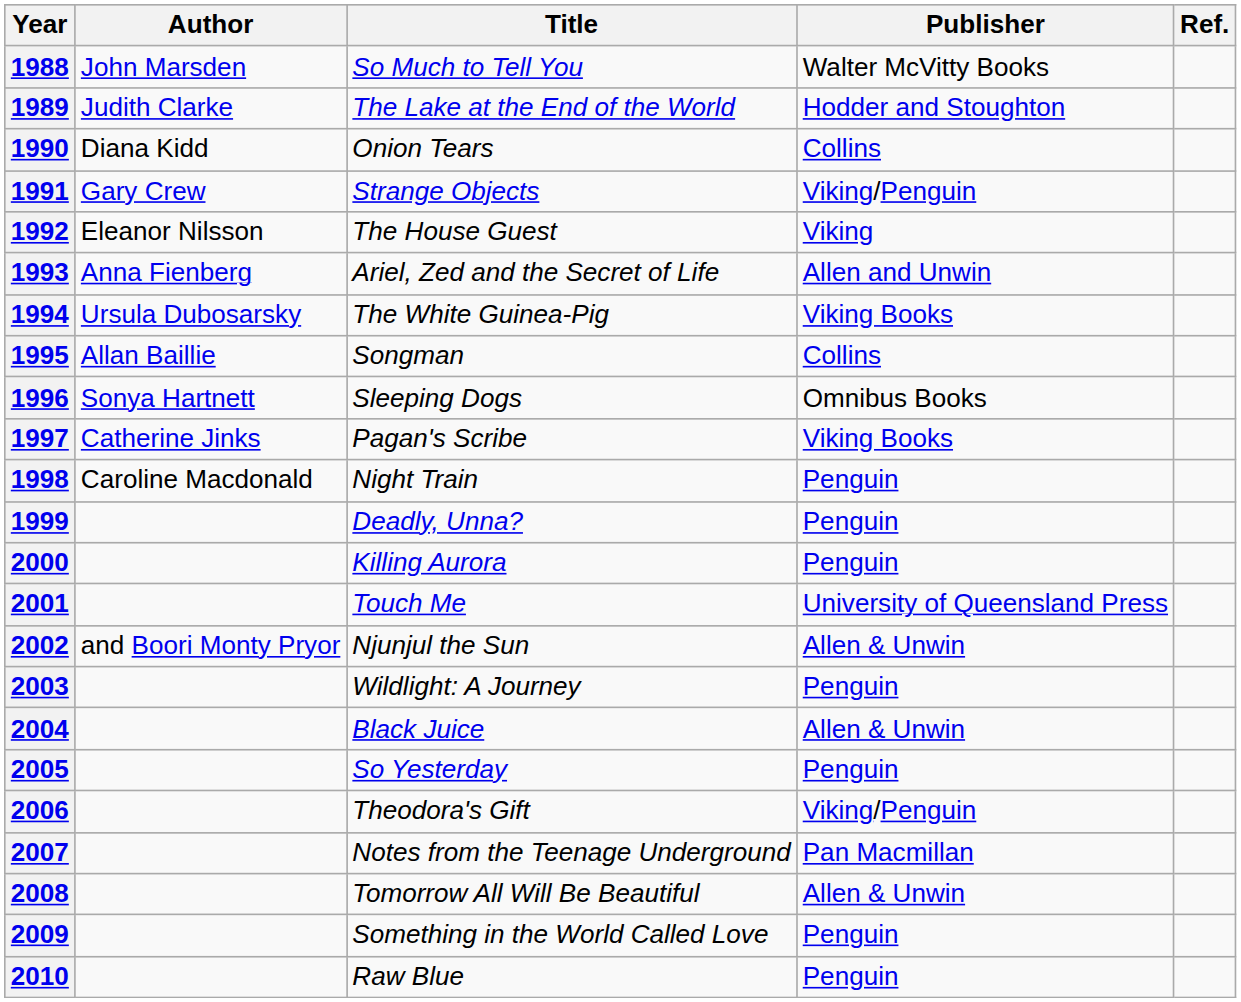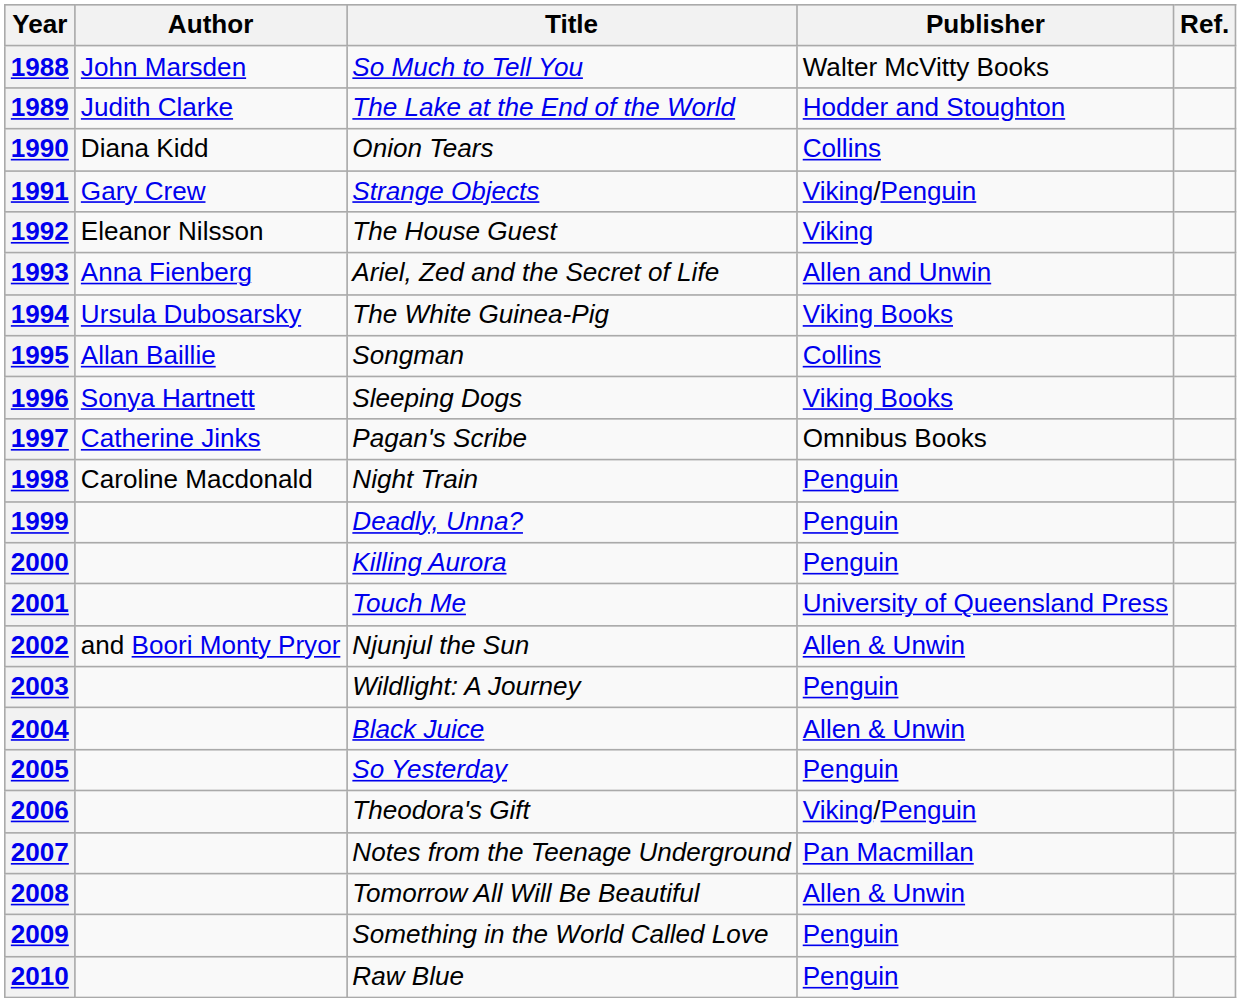(895, 397) Omnibus Books -> (878, 397) Viking Books
(878, 438) Viking Books -> (895, 438) Omnibus Books
